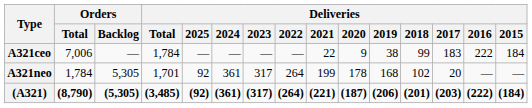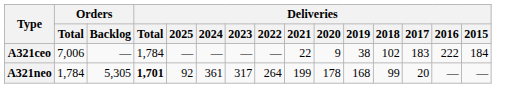(424, 53) 99 -> (391, 53) 102
(166, 73) normal -> (150, 73) bold
(421, 73) 102 -> (394, 73) 99
- row: (29, 93)
